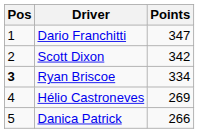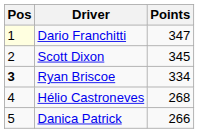(11, 36) no background -> (11, 36) lightyellow background
(179, 56) 342 -> (179, 56) 345
(179, 98) 269 -> (179, 98) 268
